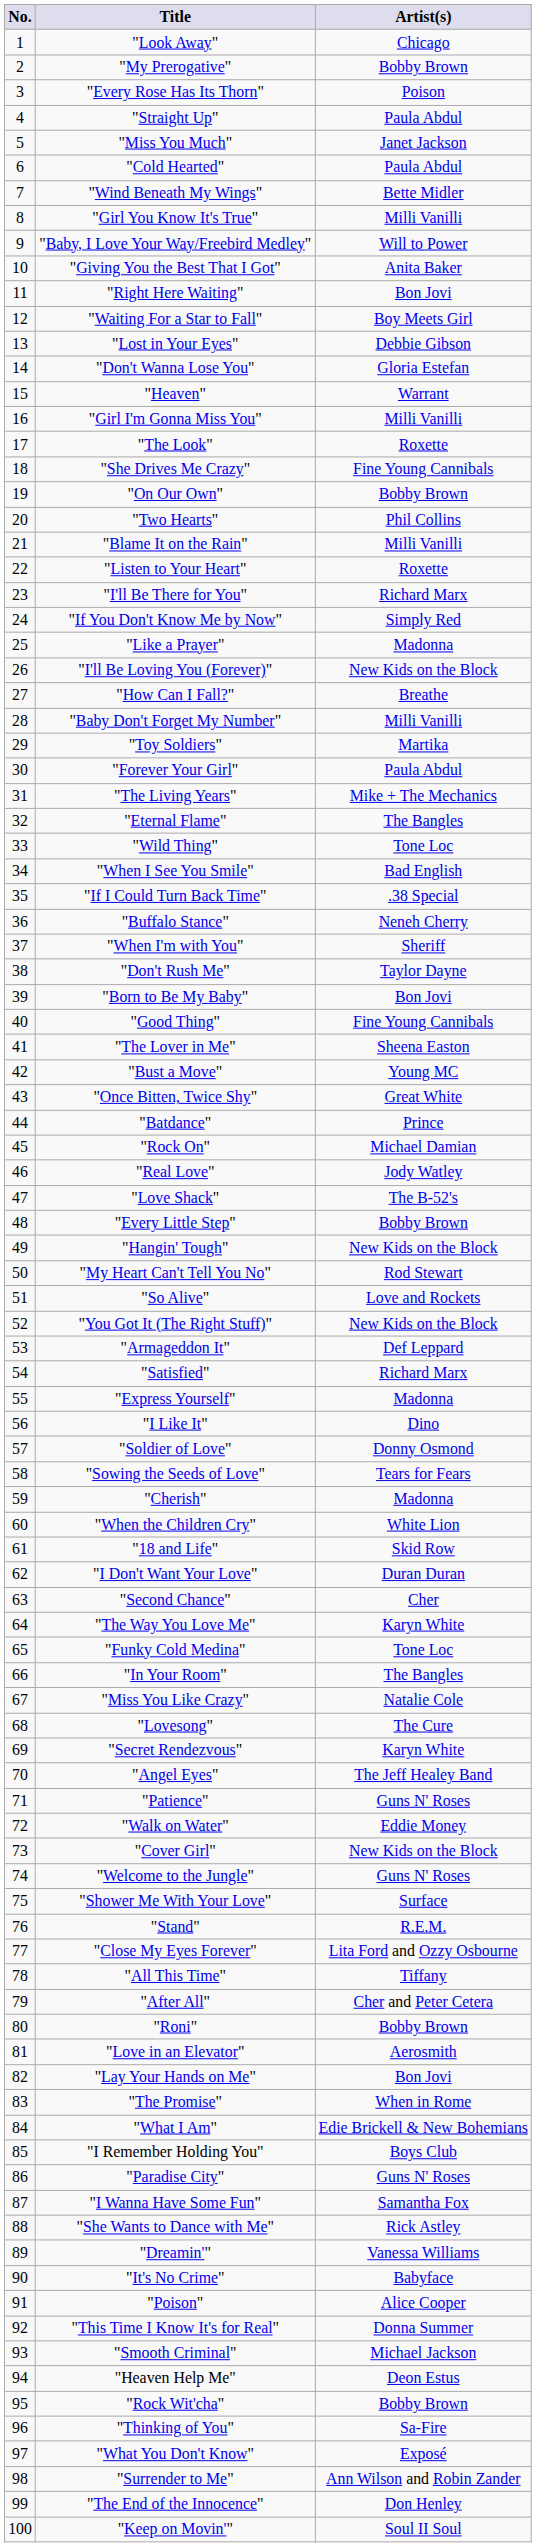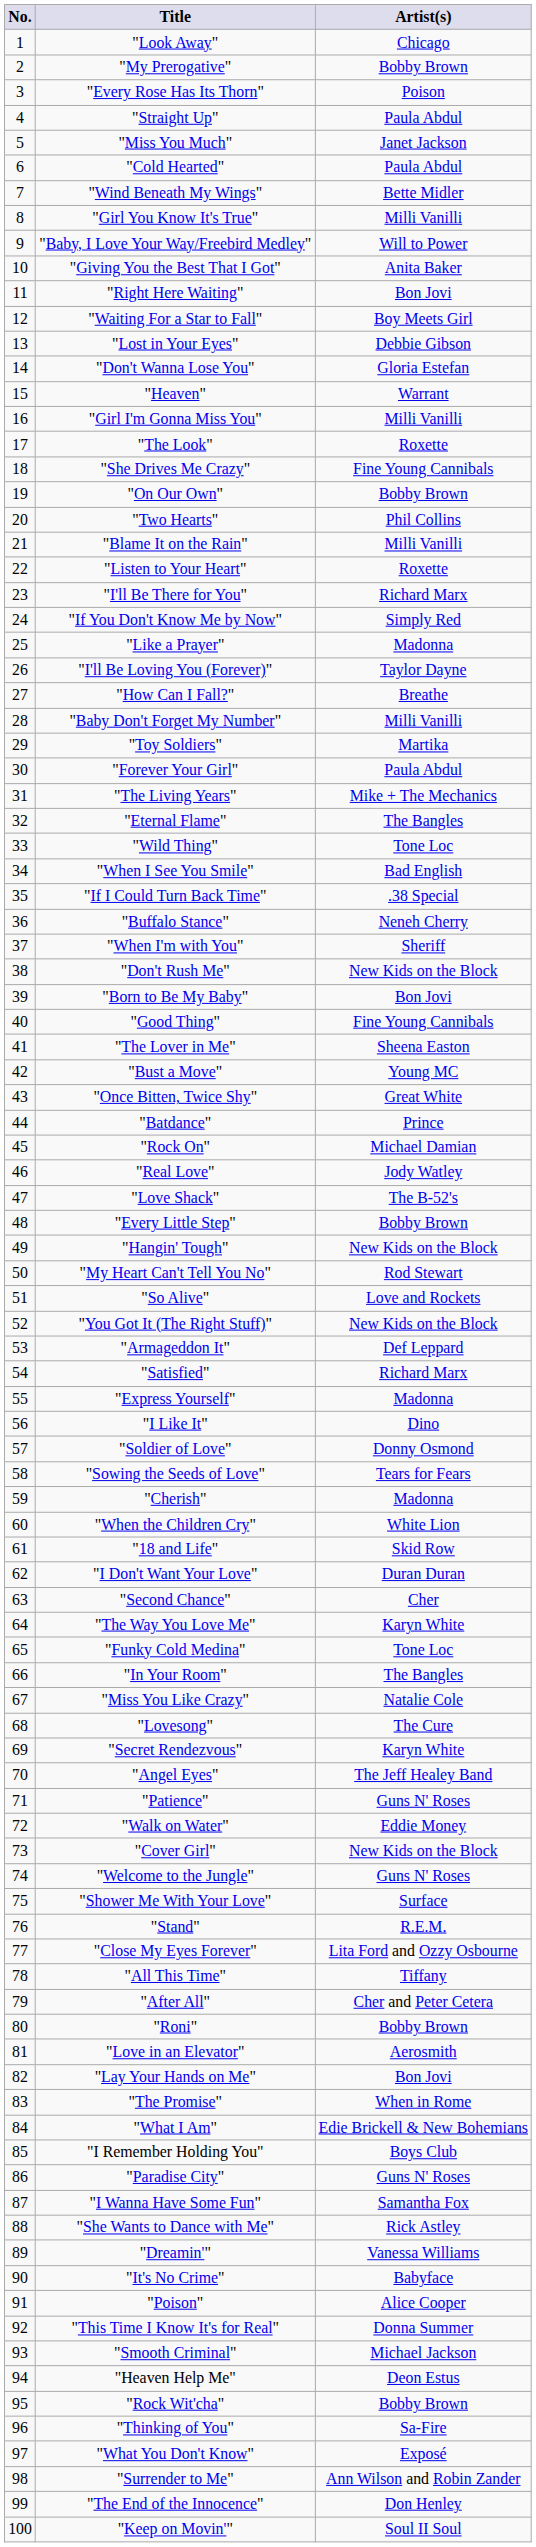(423, 670) New Kids on the Block -> (423, 670) Taylor Dayne
(423, 971) Taylor Dayne -> (423, 971) New Kids on the Block
